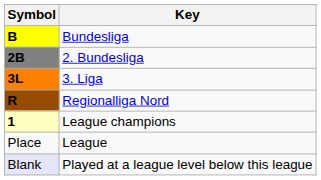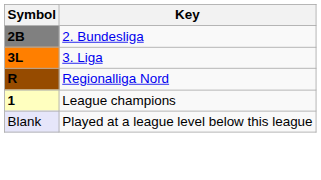- row: (96, 36)
- row: (85, 143)
